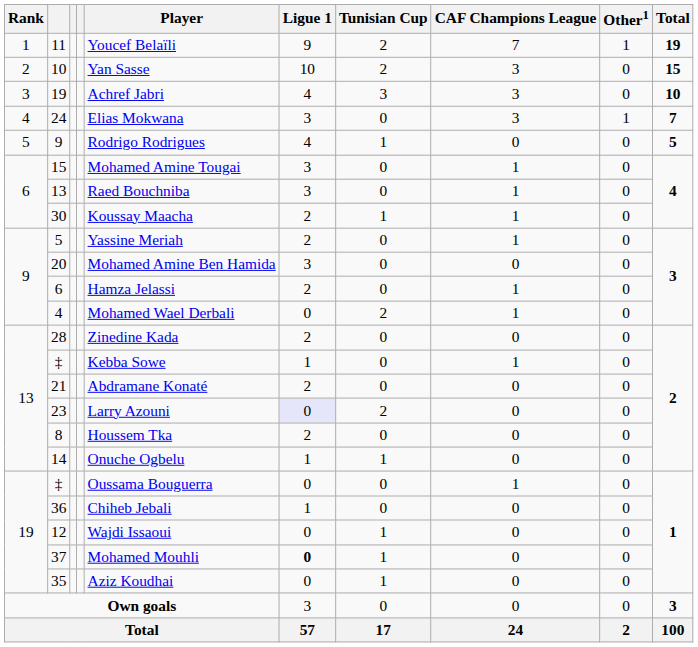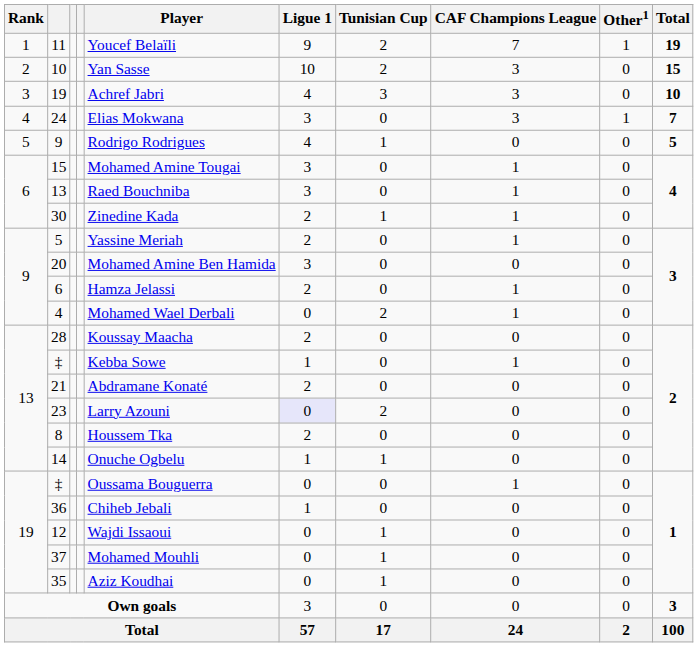(140, 215) Koussay Maacha -> (133, 215) Zinedine Kada
(133, 337) Zinedine Kada -> (140, 337) Koussay Maacha
(307, 556) bold -> (307, 556) normal
